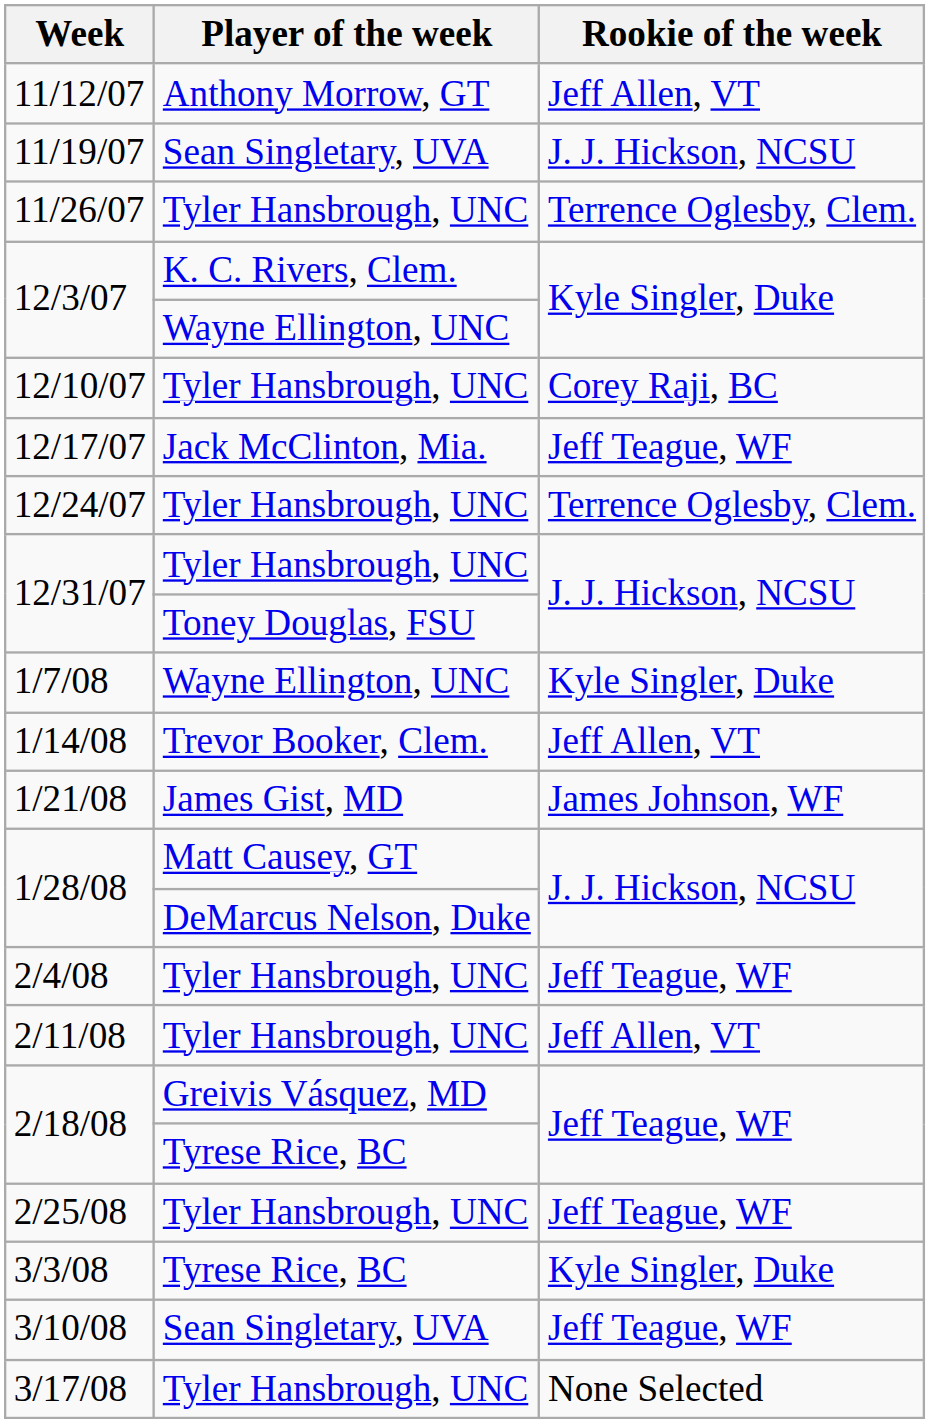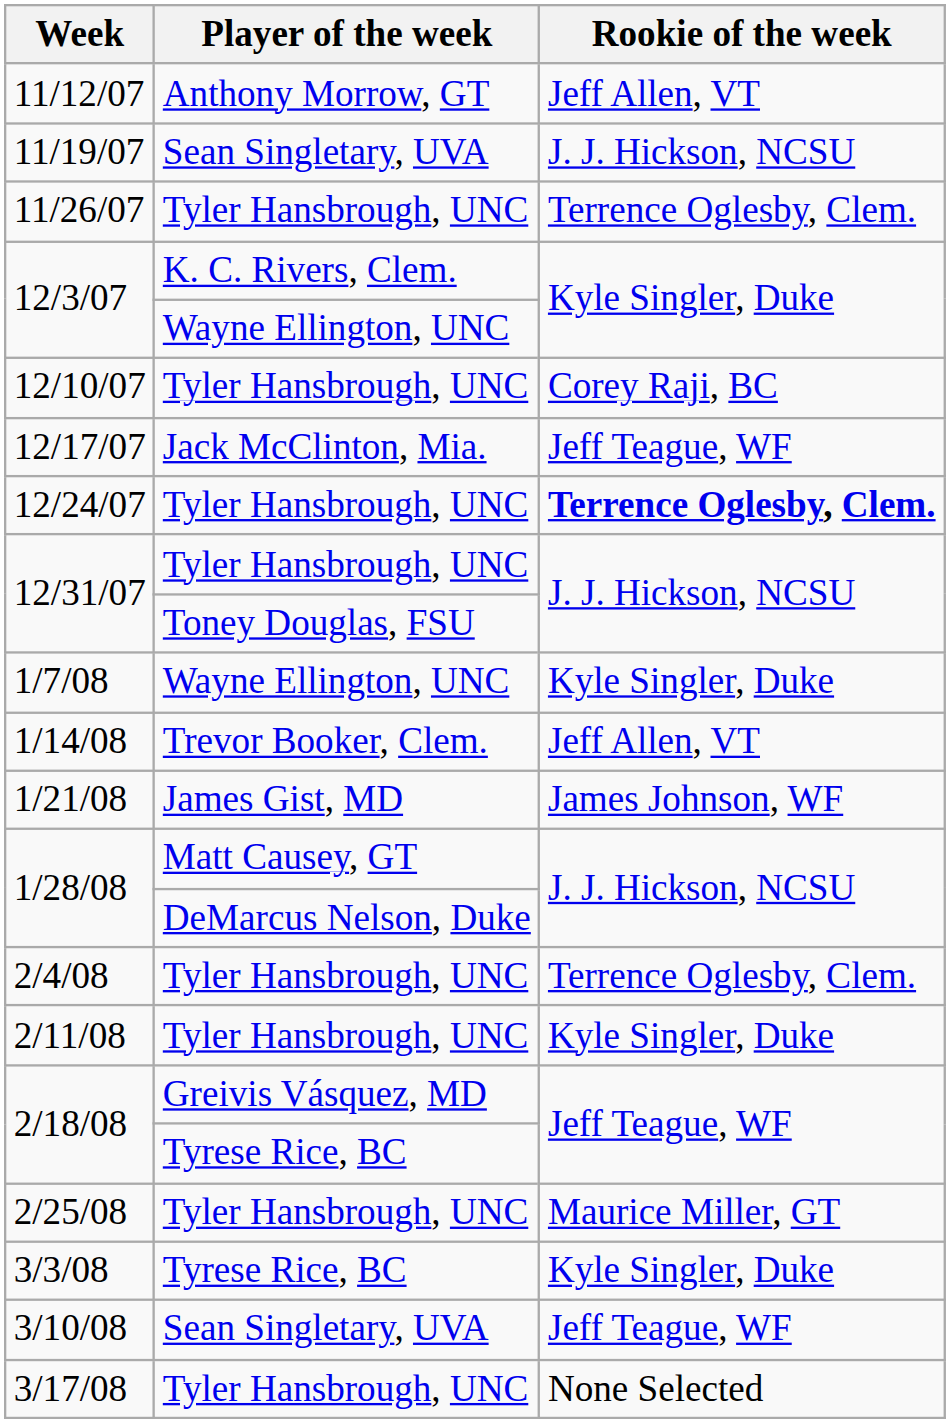(732, 504) normal -> (742, 504) bold
(670, 975) Jeff Teague, WF -> (732, 975) Terrence Oglesby, Clem.
(654, 1034) Jeff Allen, VT -> (691, 1034) Kyle Singler, Duke
(670, 1211) Jeff Teague, WF -> (694, 1211) Maurice Miller, GT
